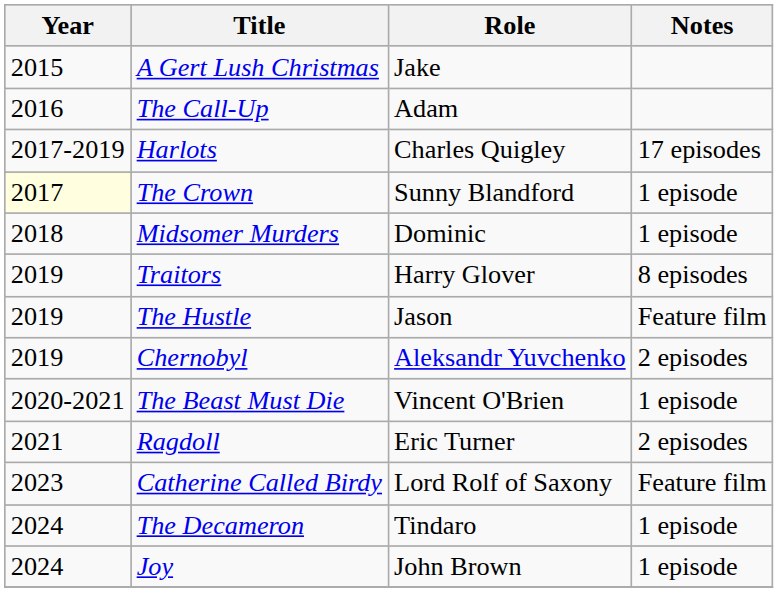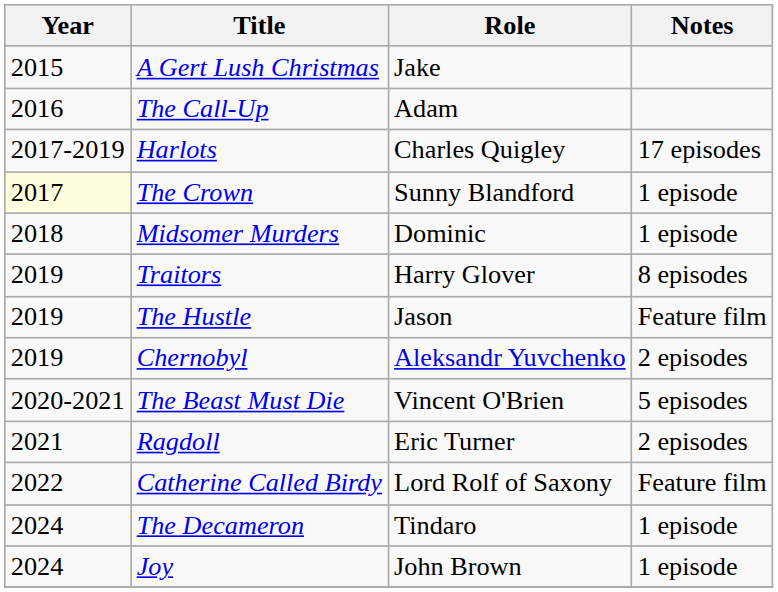(688, 399) 1 episode -> (693, 399) 5 episodes
(37, 483) 2023 -> (37, 483) 2022
